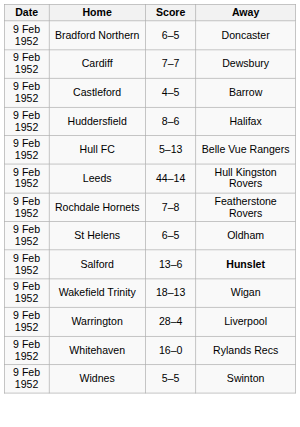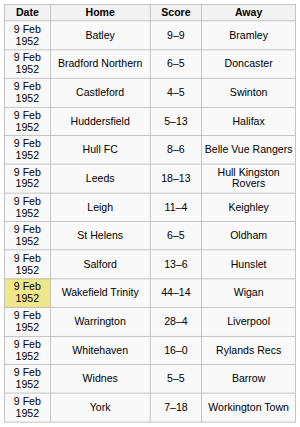+ row: (100, 35)
- row: (97, 64)
(246, 92) Barrow -> (249, 92) Swinton
(171, 121) 8–6 -> (176, 121) 5–13
(171, 150) 5–13 -> (176, 150) 8–6
(171, 178) 44–14 -> (176, 178) 18–13
+ row: (100, 207)
- row: (97, 207)
(246, 264) bold -> (249, 264) normal
(27, 293) no background -> (27, 293) khaki background
(171, 293) 18–13 -> (176, 293) 44–14
(246, 379) Swinton -> (249, 379) Barrow
+ row: (100, 407)
